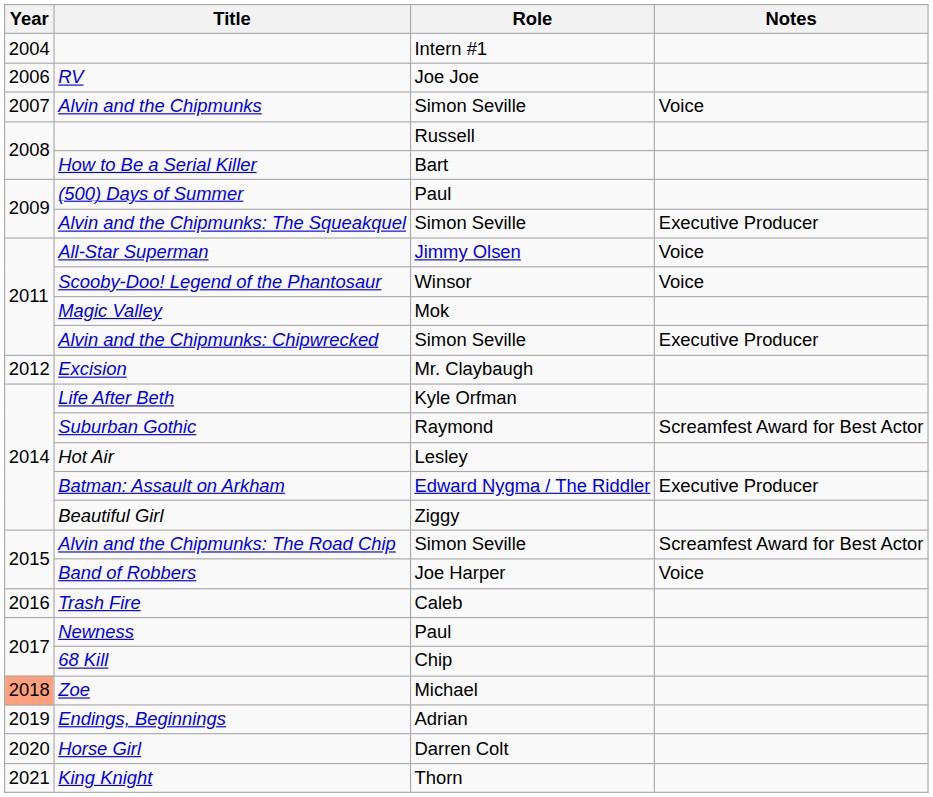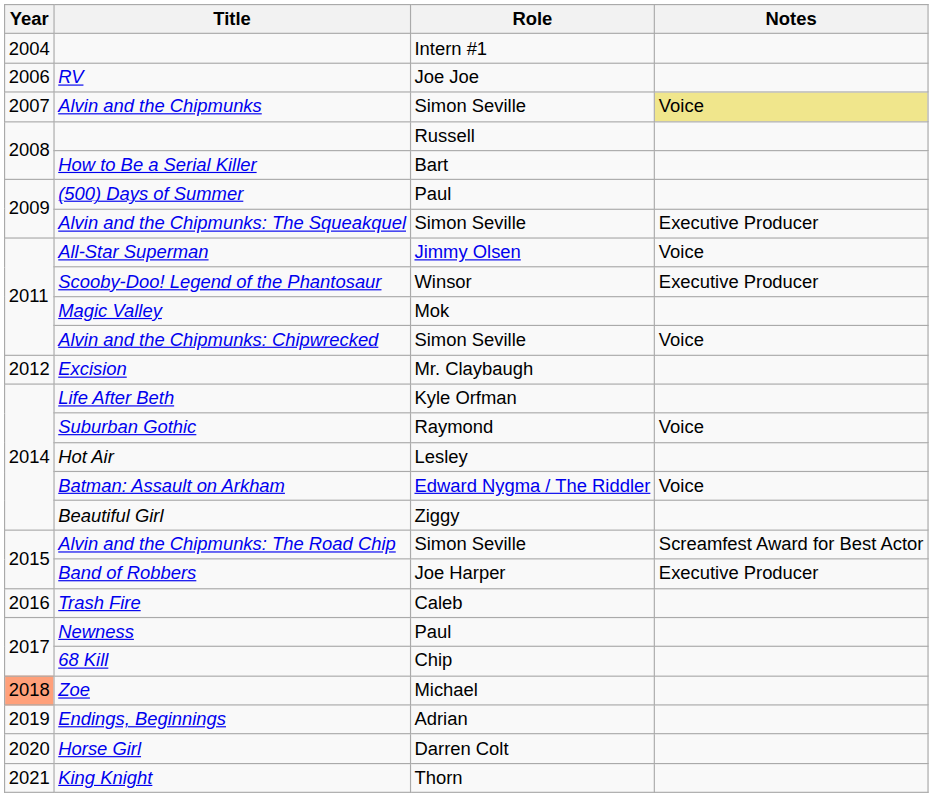(681, 106) no background -> (681, 106) khaki background
(681, 281) Voice -> (739, 281) Executive Producer
(739, 340) Executive Producer -> (681, 340) Voice
(791, 427) Screamfest Award for Best Actor -> (681, 427) Voice
(739, 485) Executive Producer -> (681, 485) Voice
(681, 573) Voice -> (739, 573) Executive Producer
